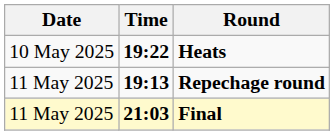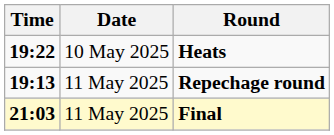columns swapped: (62, 20) <-> (146, 20)
